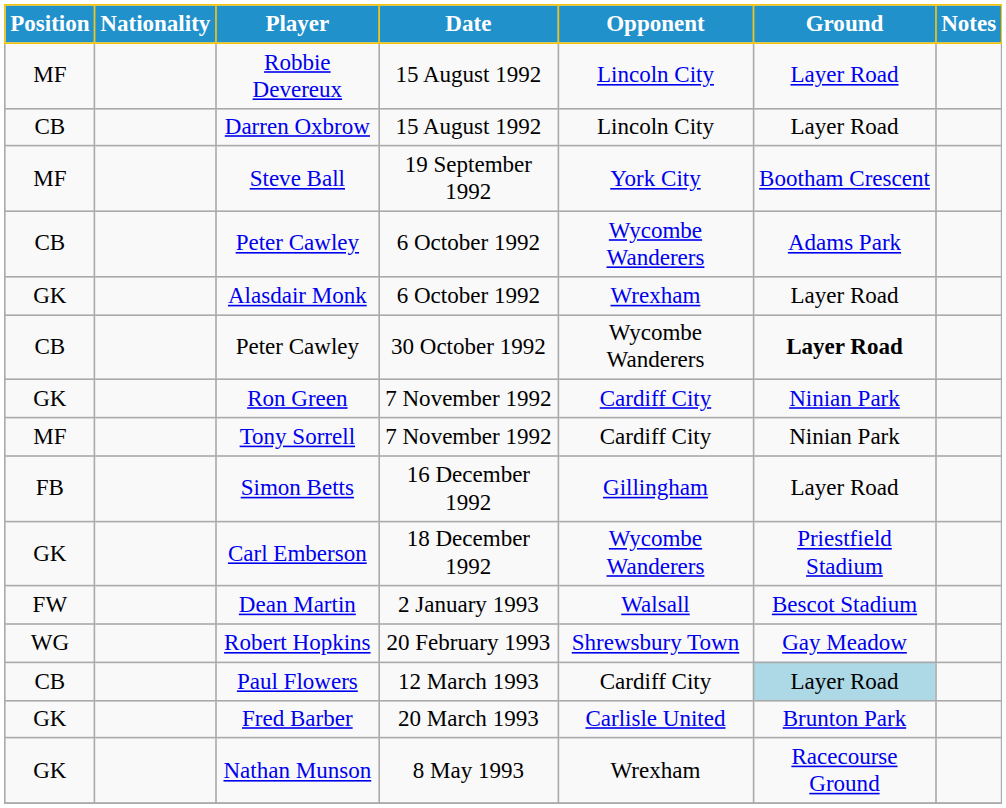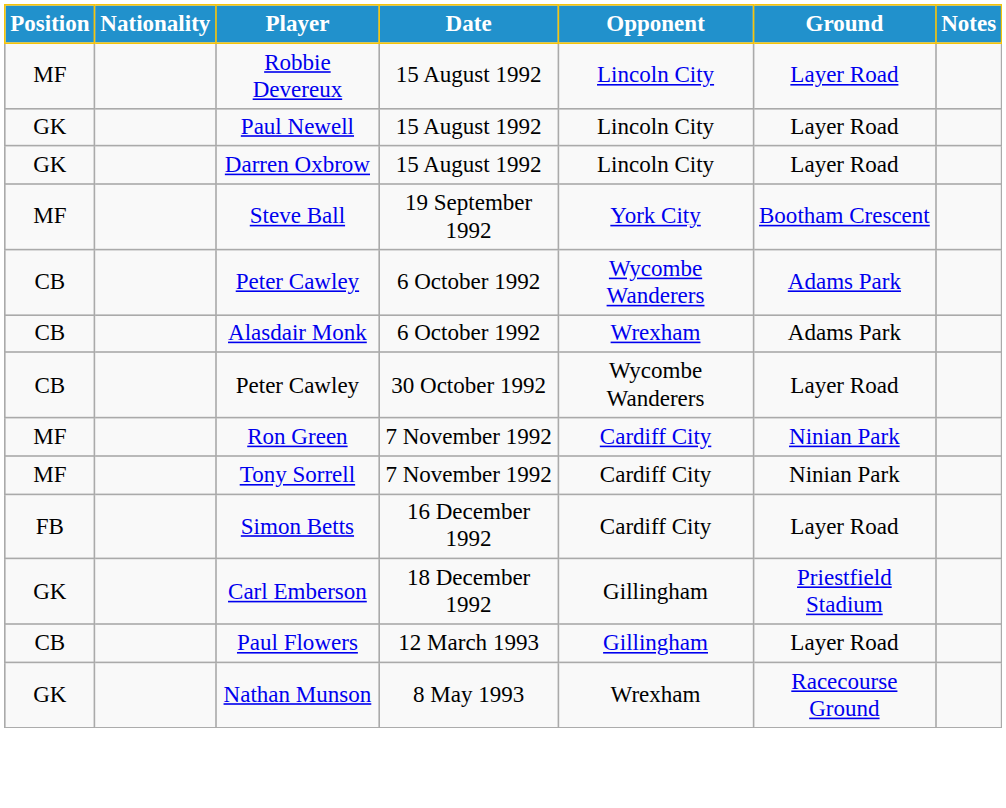+ row: (297, 127)
(50, 127) CB -> (50, 165) GK
(50, 295) GK -> (50, 333) CB
(844, 295) Layer Road -> (844, 333) Adams Park
(844, 347) bold -> (844, 385) normal
(50, 398) GK -> (50, 436) MF
(655, 488) Gillingham -> (656, 526) Cardiff City
(655, 553) Wycombe Wanderers -> (656, 591) Gillingham
- row: (297, 605)
- row: (297, 643)
(655, 681) Cardiff City -> (656, 643) Gillingham
(844, 681) lightblue background -> (844, 643) no background
- row: (297, 719)
